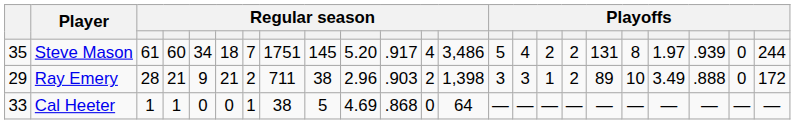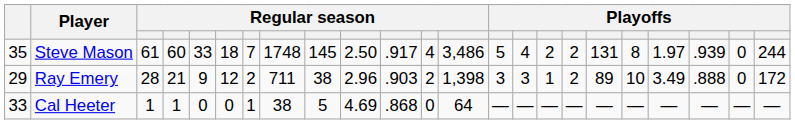(203, 52) 34 -> (203, 52) 33
(282, 52) 1751 -> (282, 52) 1748
(361, 52) 5.20 -> (361, 52) 2.50
(229, 78) 21 -> (229, 78) 12
